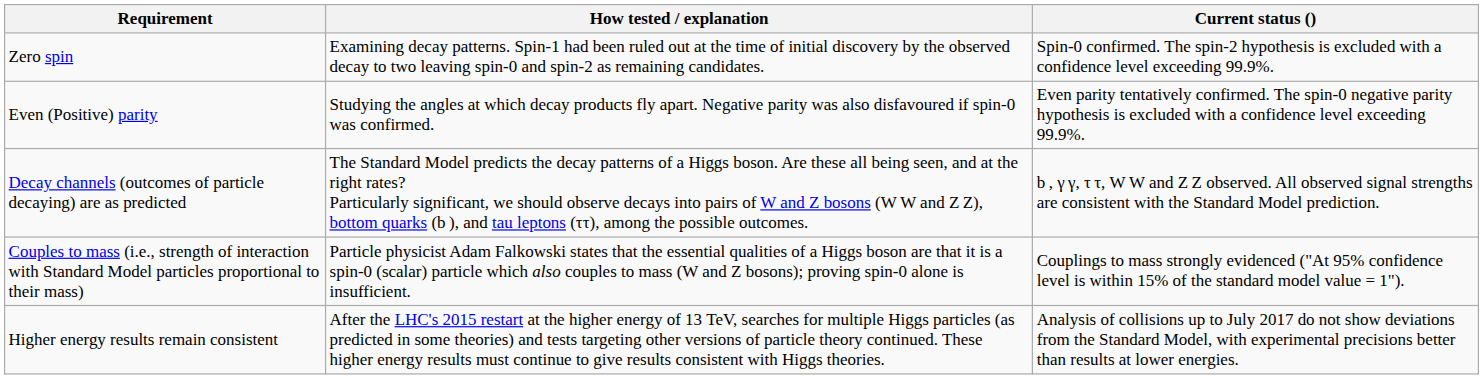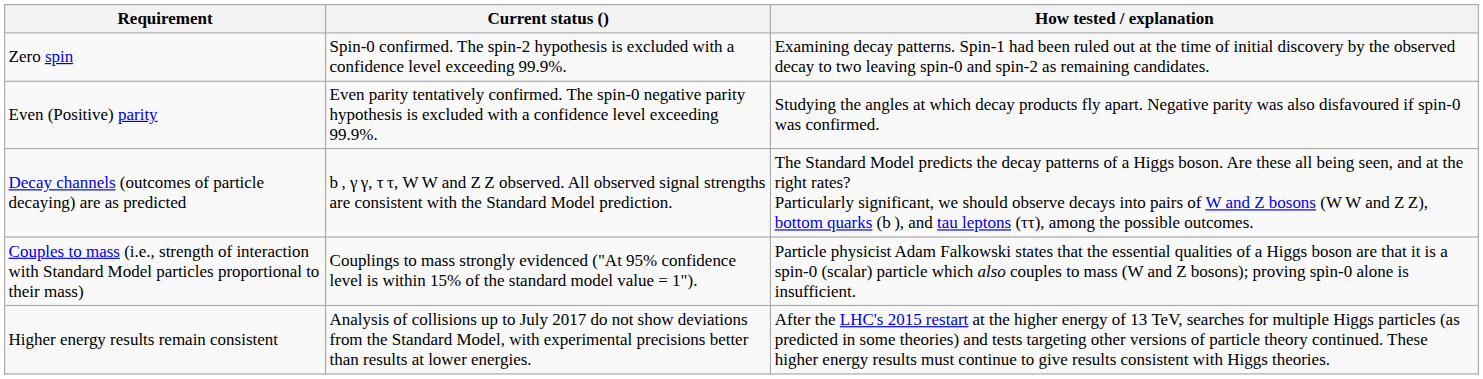columns swapped: (679, 18) <-> (1255, 18)
